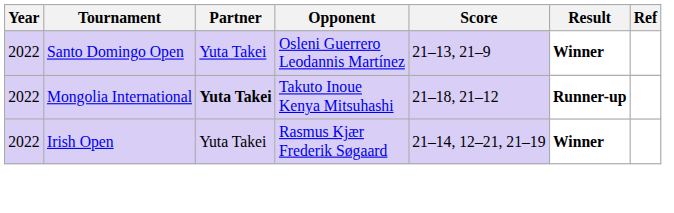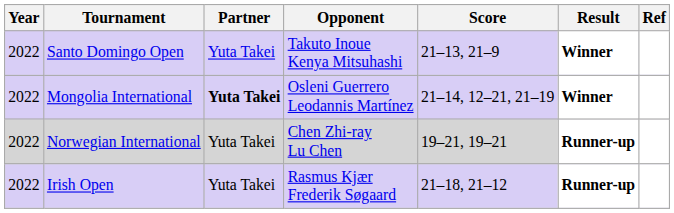(342, 52) Osleni Guerrero Leodannis Martínez -> (345, 52) Takuto Inoue Kenya Mitsuhashi
(336, 97) Takuto Inoue Kenya Mitsuhashi -> (351, 97) Osleni Guerrero Leodannis Martínez
(455, 97) 21–18, 21–12 -> (488, 97) 21–14, 12–21, 21–19
(590, 97) Runner-up -> (587, 97) Winner
+ row: (124, 141)
(479, 141) 21–14, 12–21, 21–19 -> (464, 186) 21–18, 21–12
(578, 141) Winner -> (598, 186) Runner-up
